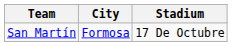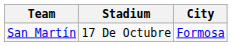columns swapped: (106, 14) <-> (180, 14)
